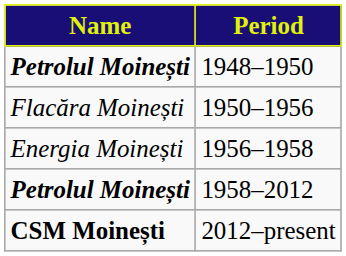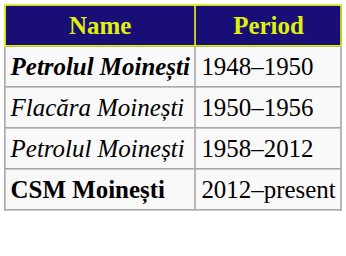- row: (257, 148)
(100, 189) bold -> (98, 148) normal
